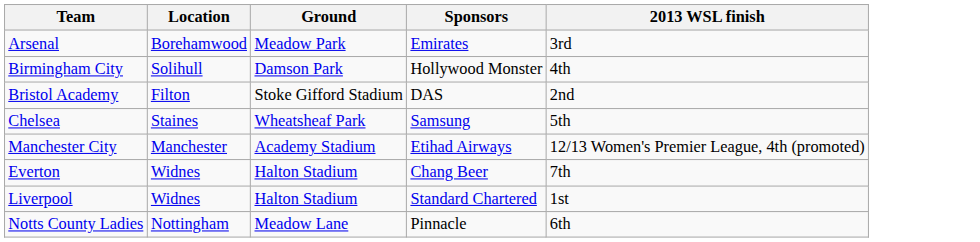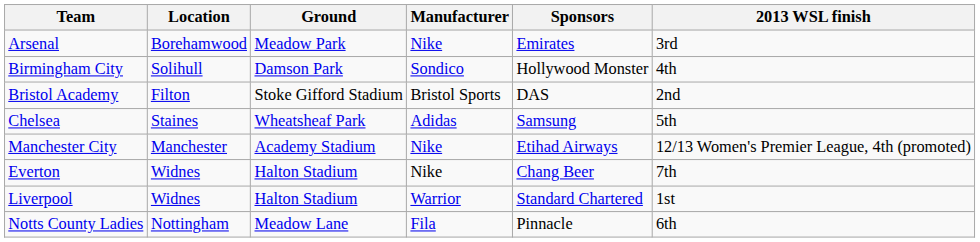+ column: (460, 17)
